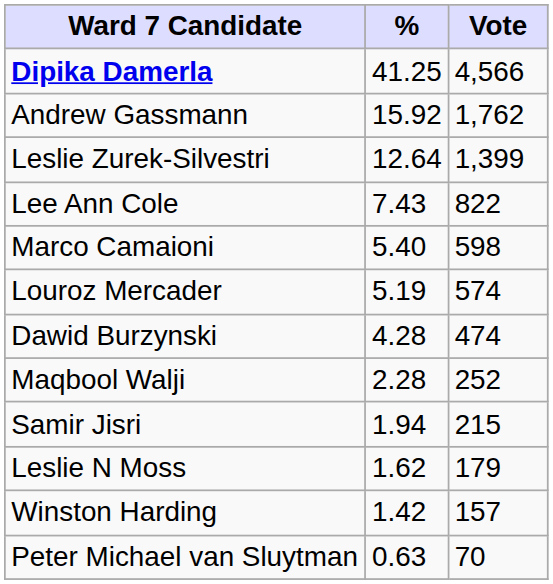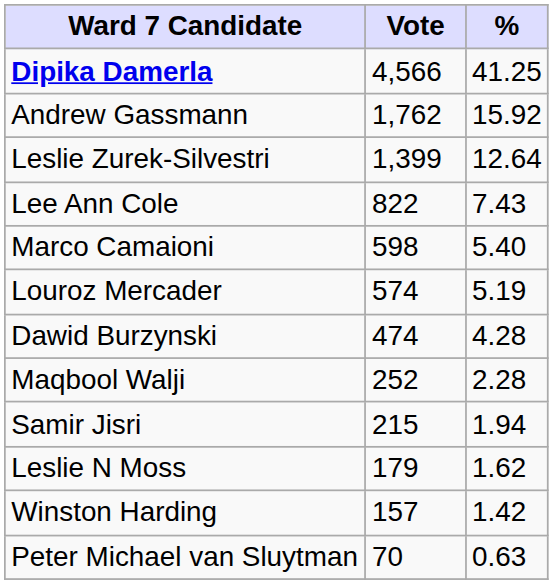columns swapped: (498, 26) <-> (407, 26)
